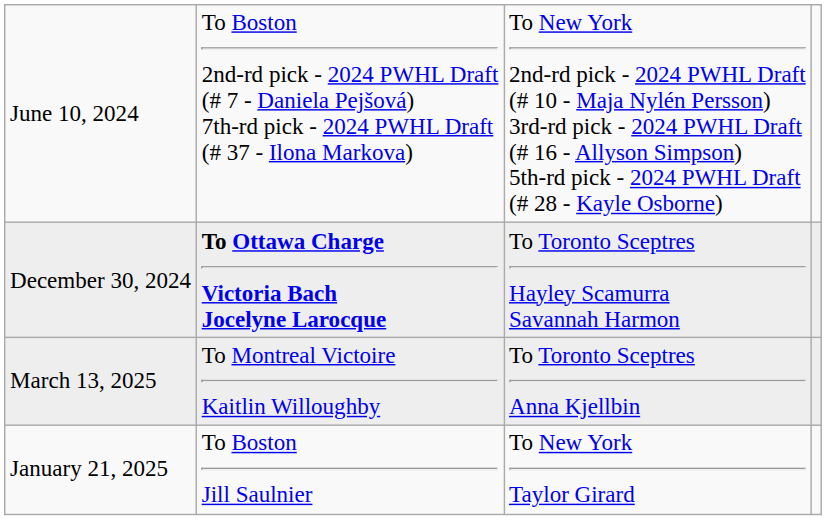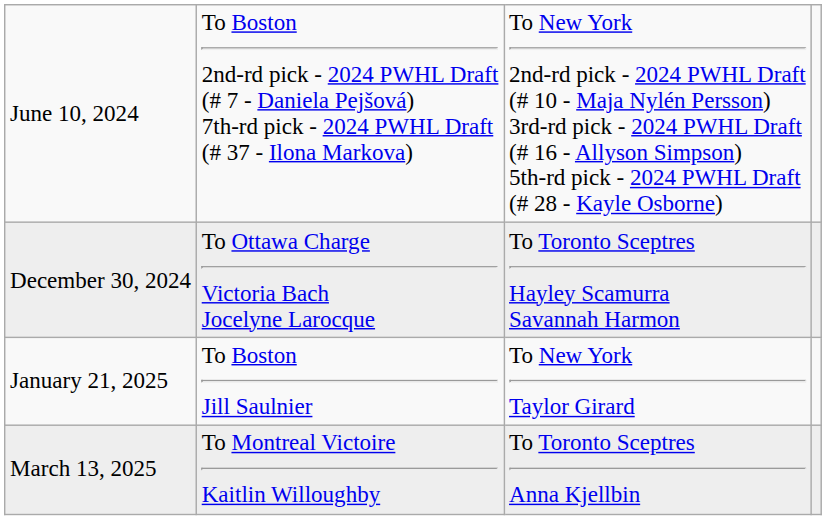(350, 279) bold -> (350, 279) normal
rows swapped: (89, 469) <-> (83, 380)
